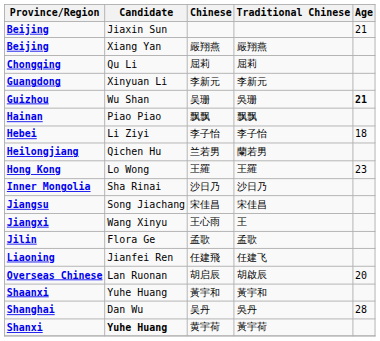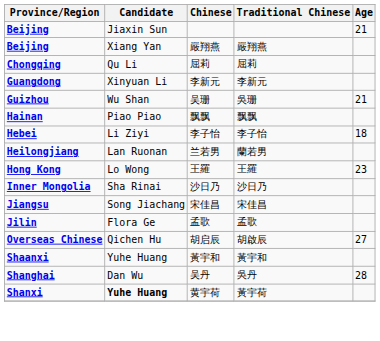(361, 99) bold -> (361, 99) normal
(134, 152) Qichen Hu -> (137, 152) Lan Ruonan
- row: (205, 221)
- row: (205, 257)
(137, 275) Lan Ruonan -> (134, 239) Qichen Hu
(361, 275) 20 -> (361, 239) 27
